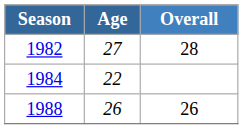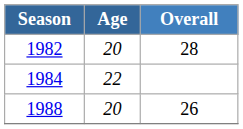(112, 49) 27 -> (112, 49) 20
(112, 109) 26 -> (112, 109) 20
